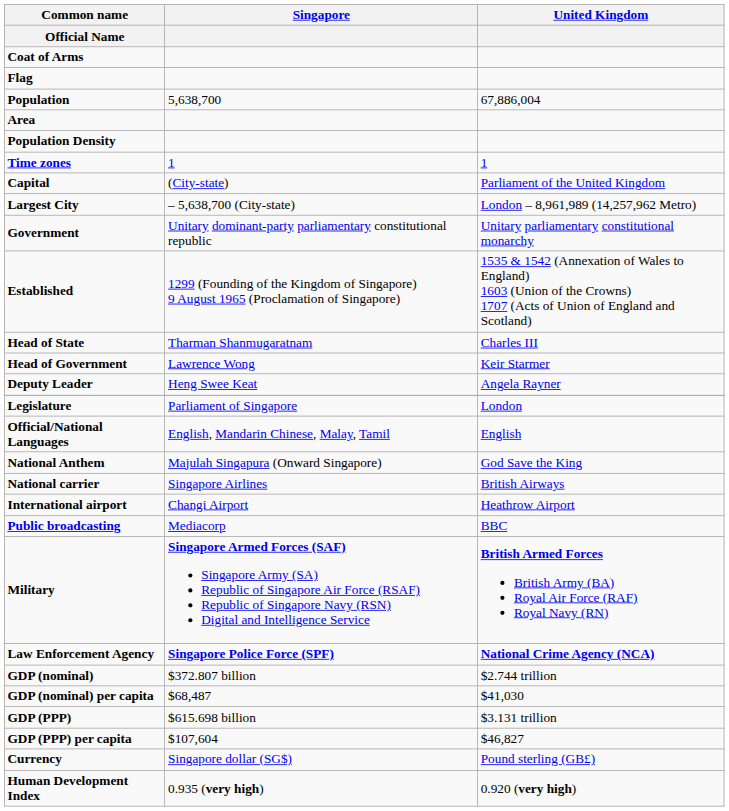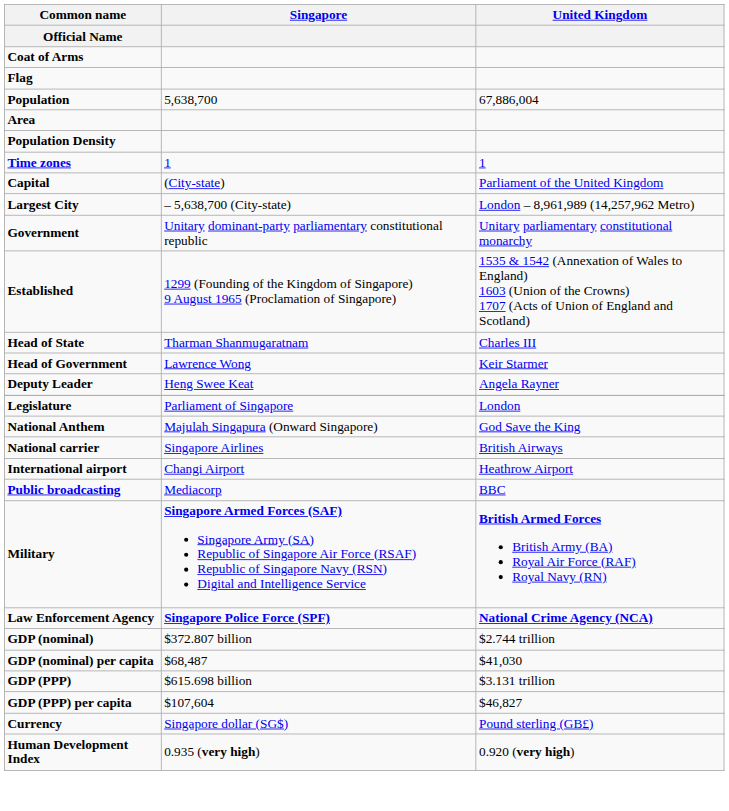- row: (55, 434)
